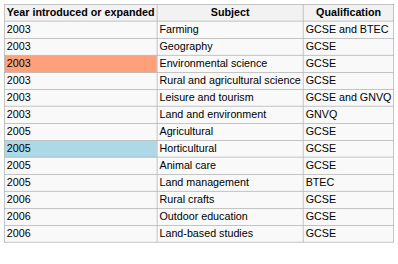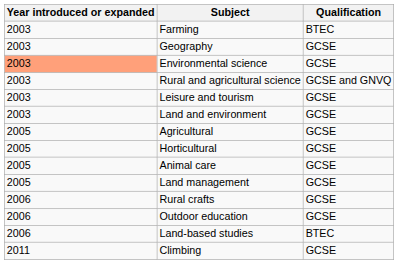(347, 30) GCSE and BTEC -> (320, 30) BTEC
(321, 81) GCSE -> (349, 81) GCSE and GNVQ
(349, 98) GCSE and GNVQ -> (321, 98) GCSE
(321, 115) GNVQ -> (321, 115) GCSE
(19, 149) lightblue background -> (19, 149) no background
(320, 183) BTEC -> (321, 183) GCSE
(321, 234) GCSE -> (320, 234) BTEC
+ row: (180, 251)
